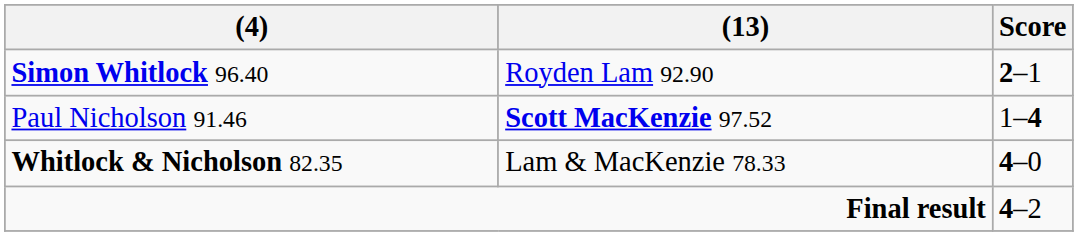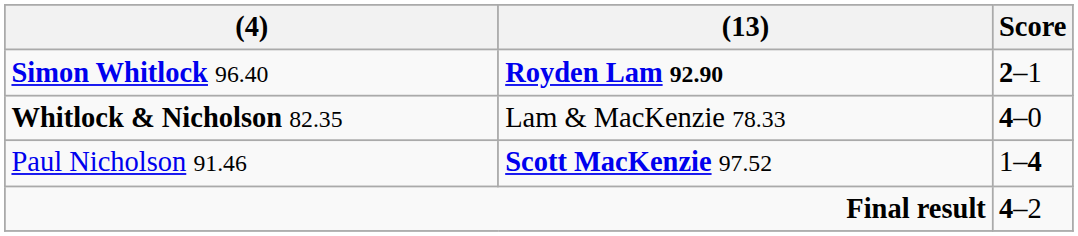(609, 72) normal -> (614, 72) bold
rows swapped: (129, 117) <-> (177, 162)
